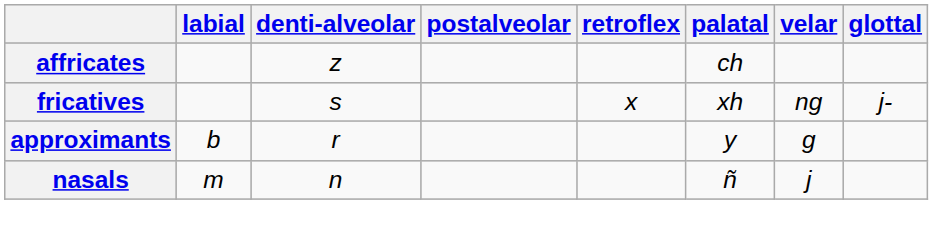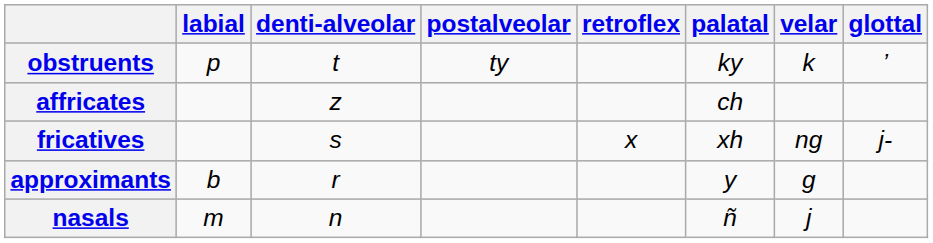+ row: (91, 62)
